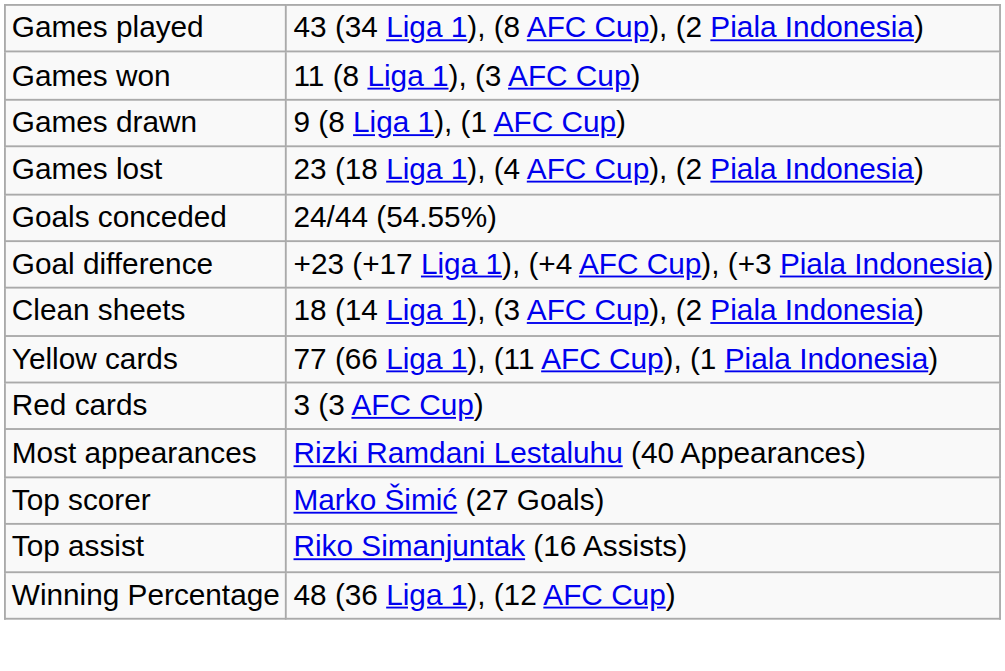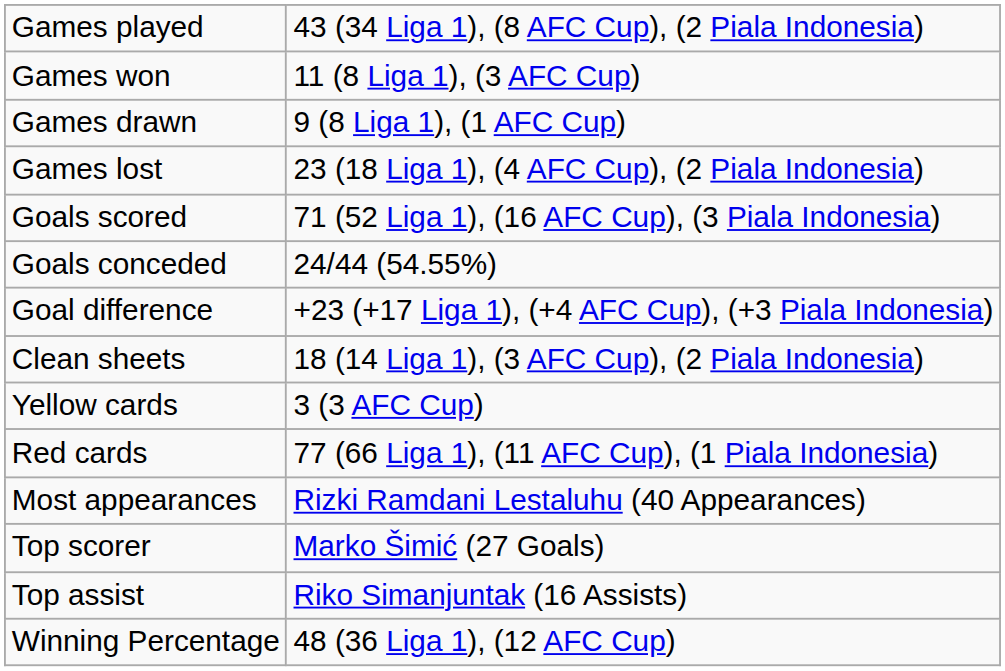+ row: (99, 216)
(616, 358) 77 (66 Liga 1), (11 AFC Cup), (1 Piala Indonesia) -> (389, 405) 3 (3 AFC Cup)
(389, 405) 3 (3 AFC Cup) -> (616, 452) 77 (66 Liga 1), (11 AFC Cup), (1 Piala Indonesia)
